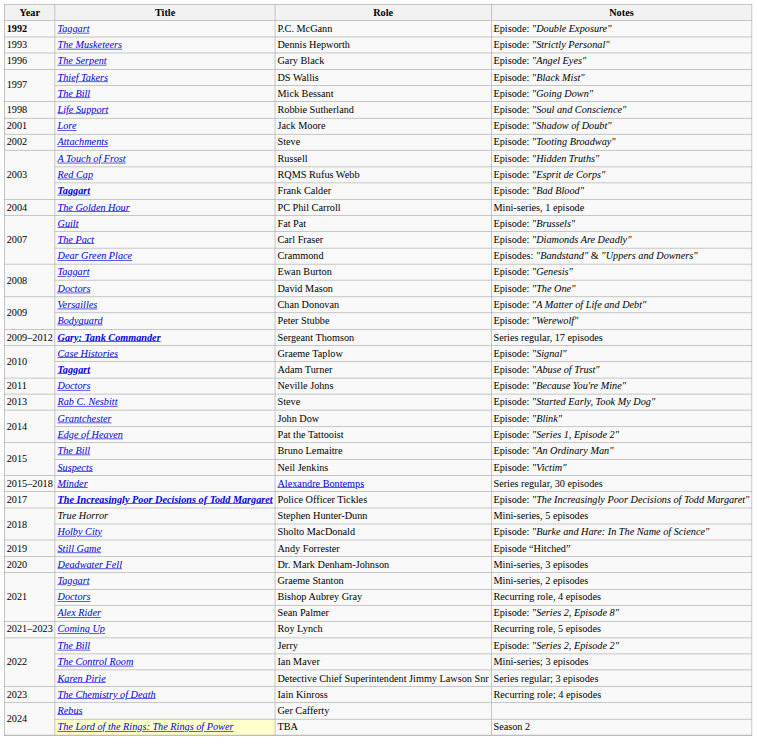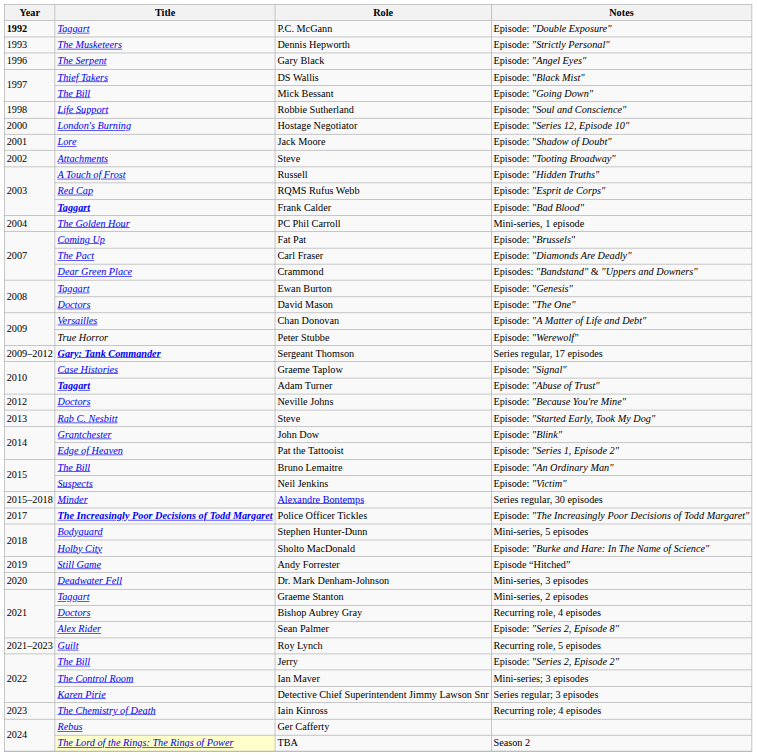+ row: (317, 126)
(68, 223) Guilt -> (81, 239) Coming Up
(80, 321) Bodyguard -> (83, 337) True Horror
(17, 386) 2011 -> (17, 402) 2012
(83, 516) True Horror -> (80, 532) Bodyguard
(81, 629) Coming Up -> (68, 645) Guilt
